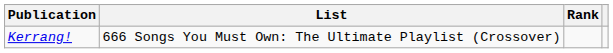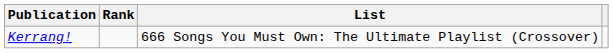columns swapped: (331, 15) <-> (583, 15)
